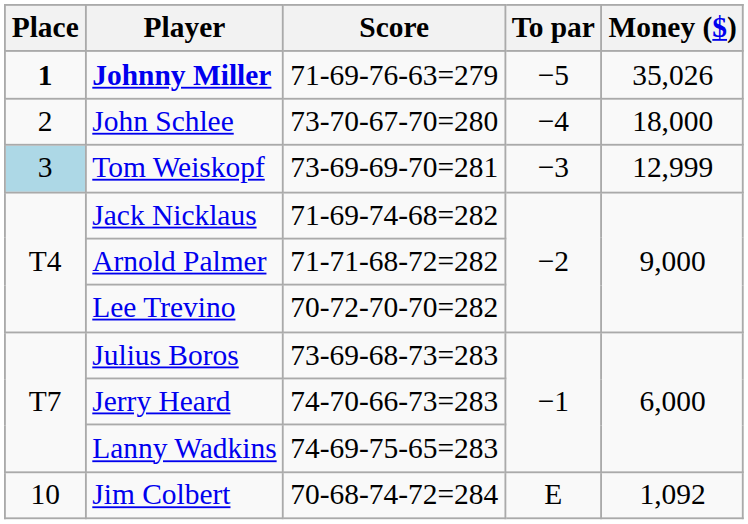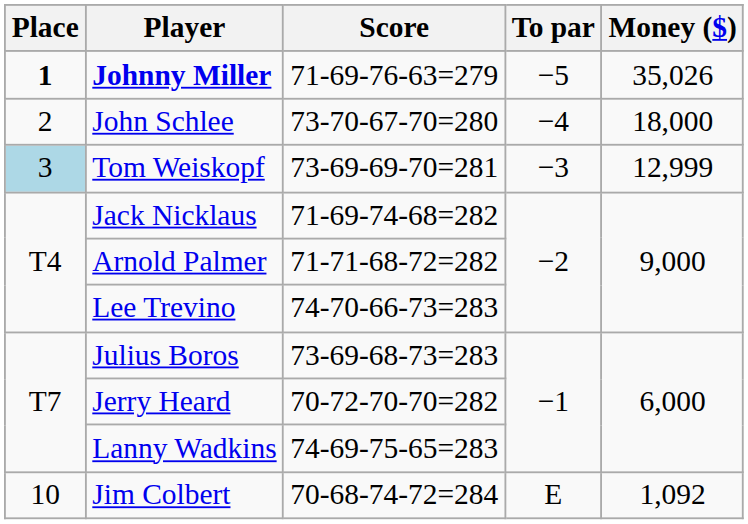(394, 307) 70-72-70-70=282 -> (394, 307) 74-70-66-73=283
(394, 401) 74-70-66-73=283 -> (394, 401) 70-72-70-70=282
